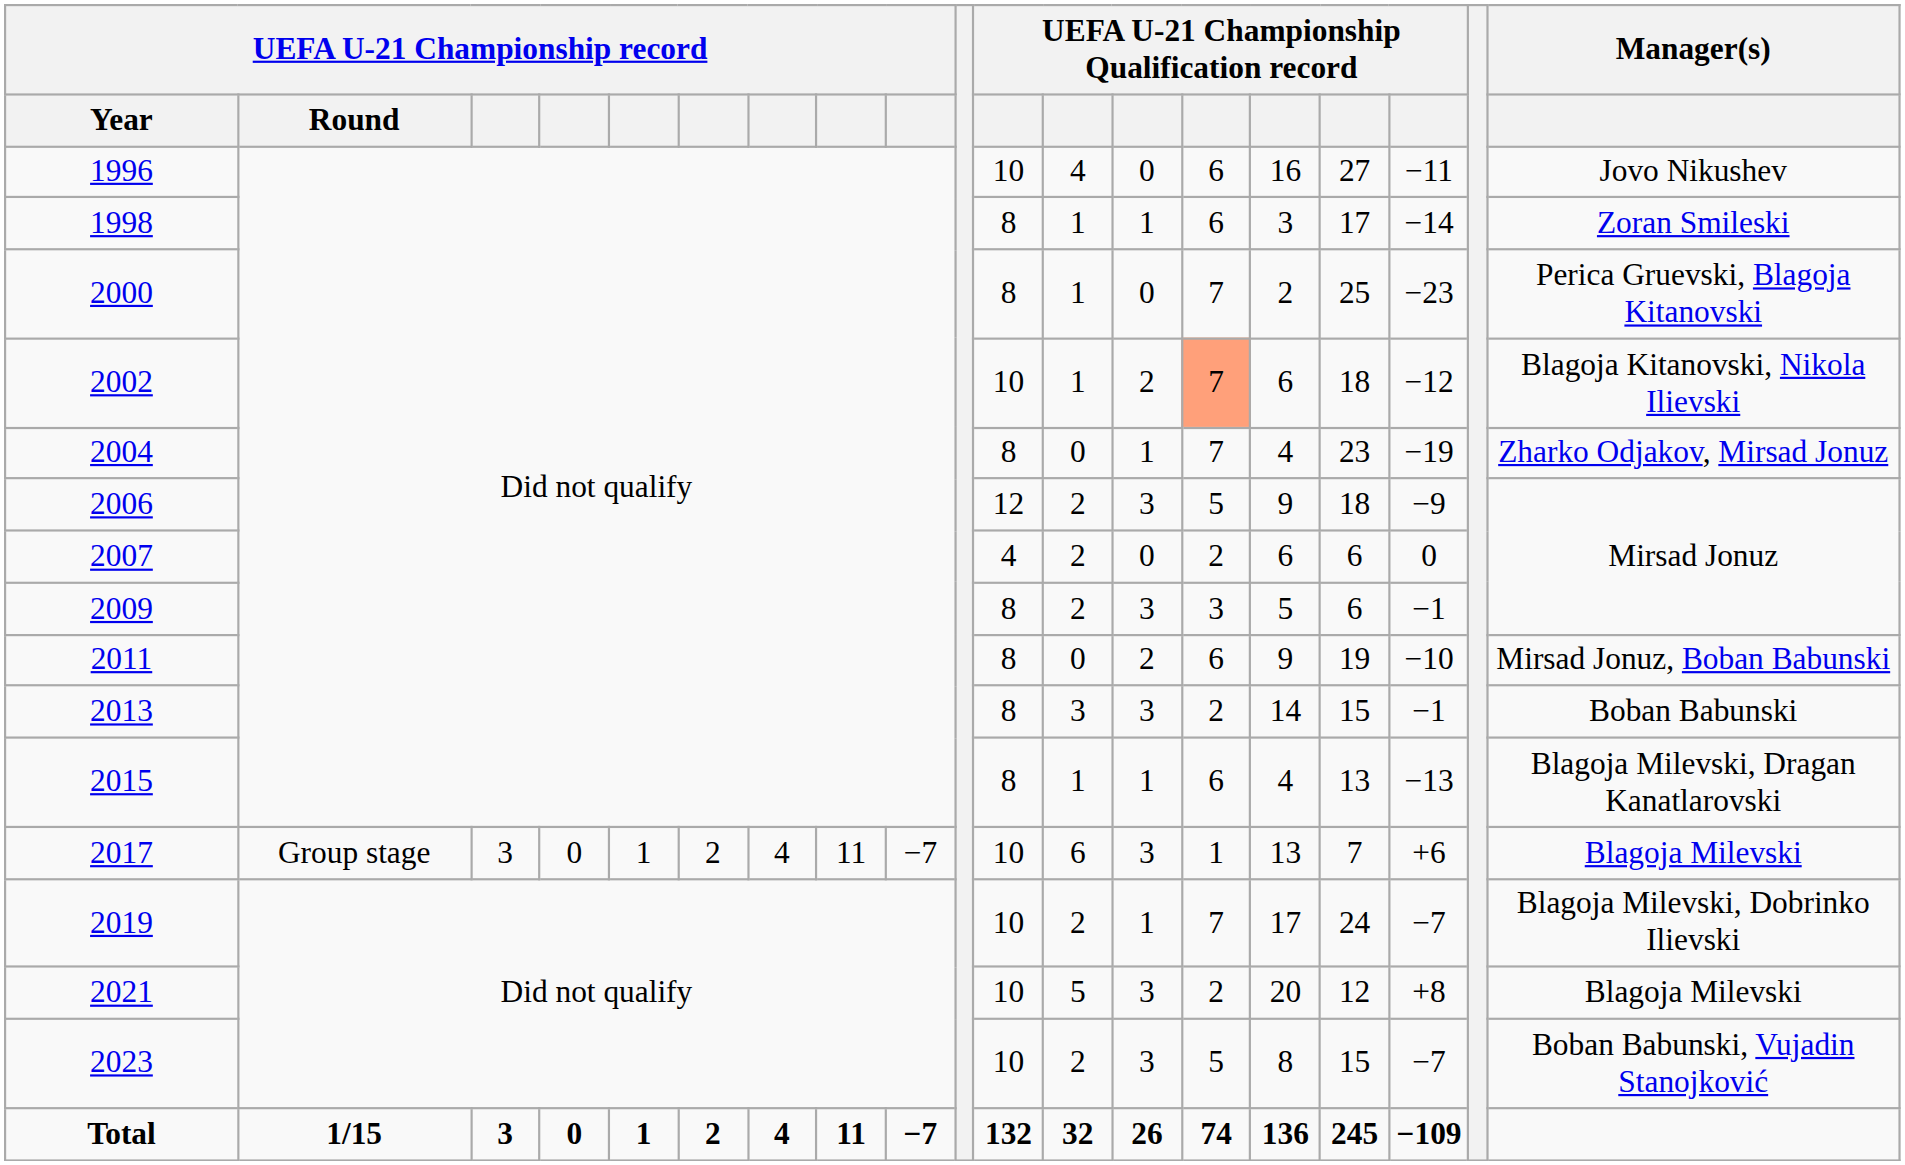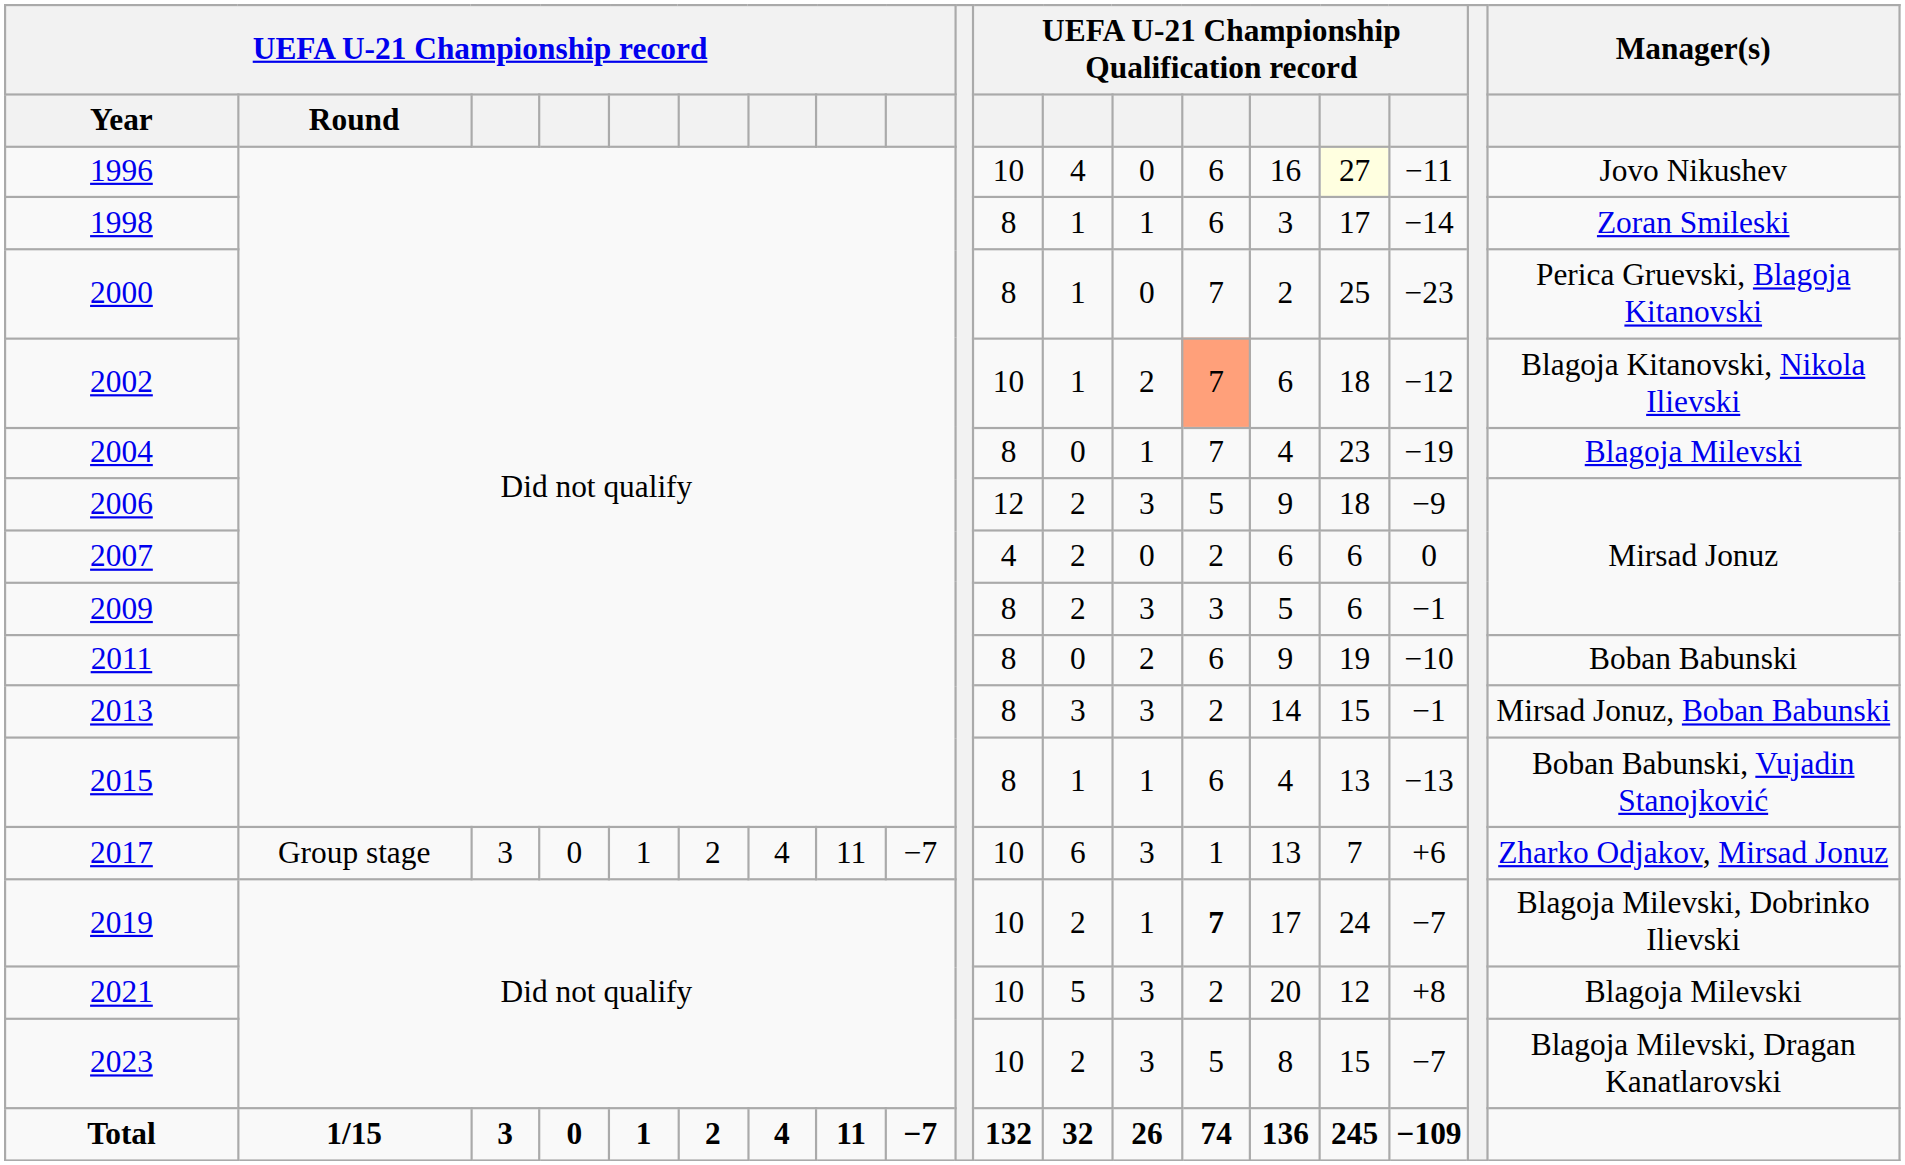(1355, 171) no background -> (1355, 171) lightyellow background
(1693, 452) Zharko Odjakov, Mirsad Jonuz -> (1693, 452) Blagoja Milevski
(1693, 659) Mirsad Jonuz, Boban Babunski -> (1693, 659) Boban Babunski
(1693, 711) Boban Babunski -> (1693, 711) Mirsad Jonuz, Boban Babunski
(1693, 781) Blagoja Milevski, Dragan Kanatlarovski -> (1693, 781) Boban Babunski, Vujadin Stanojković
(1693, 852) Blagoja Milevski -> (1693, 852) Zharko Odjakov, Mirsad Jonuz
(1216, 922) normal -> (1216, 922) bold
(1693, 1063) Boban Babunski, Vujadin Stanojković -> (1693, 1063) Blagoja Milevski, Dragan Kanatlarovski
